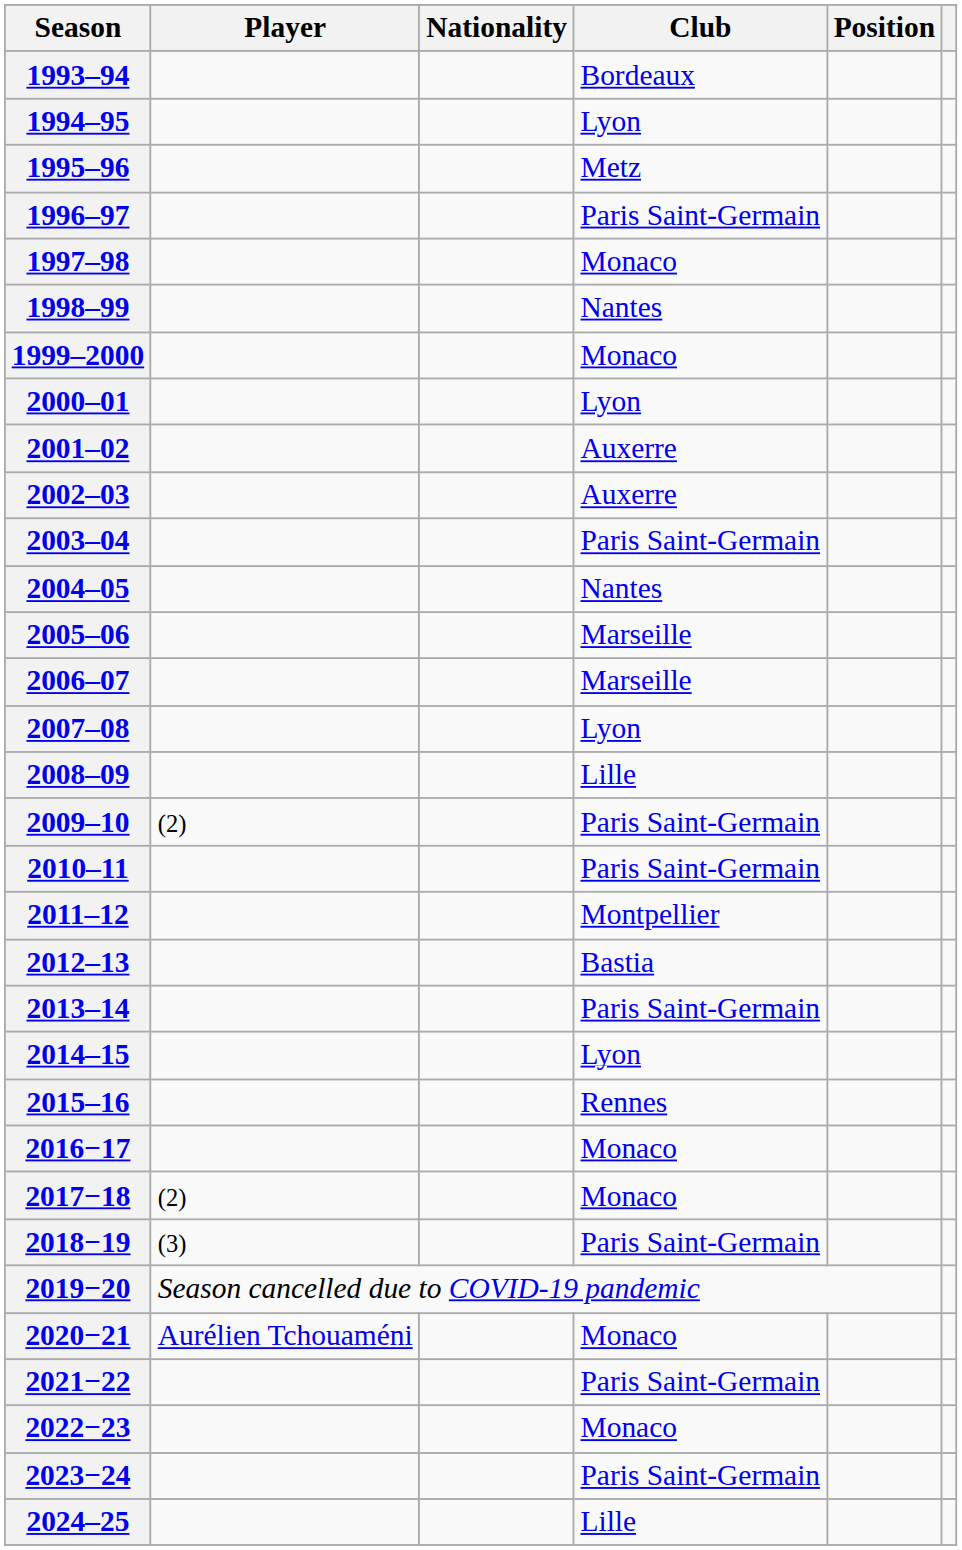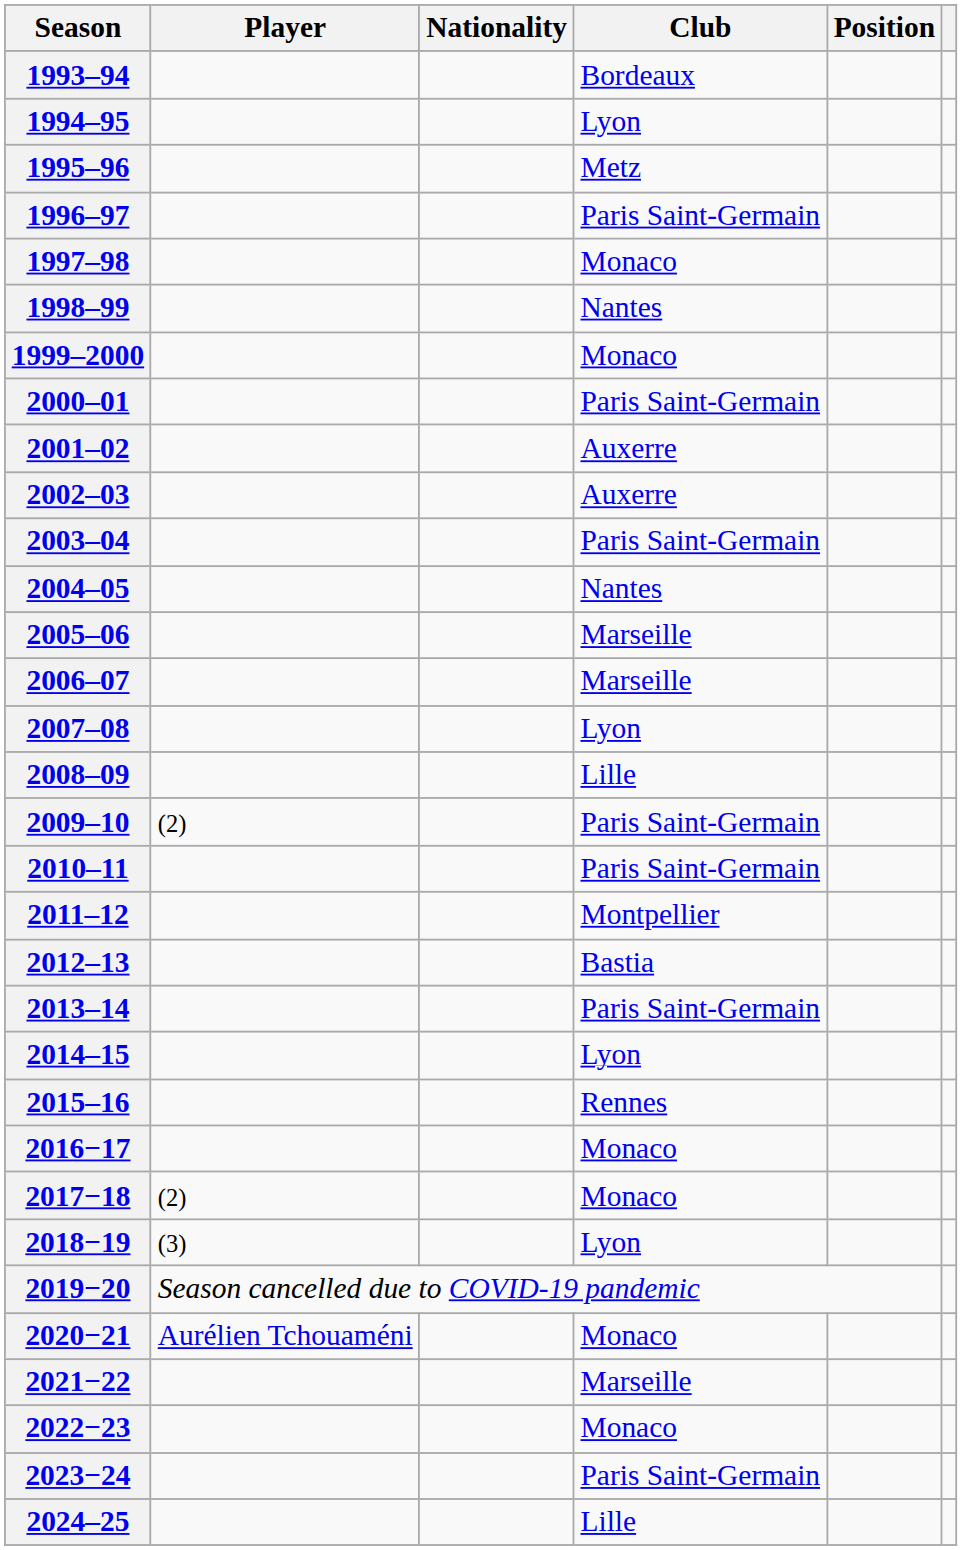(611, 401) Lyon -> (700, 401) Paris Saint-Germain
(700, 1241) Paris Saint-Germain -> (611, 1241) Lyon
(700, 1381) Paris Saint-Germain -> (636, 1381) Marseille
